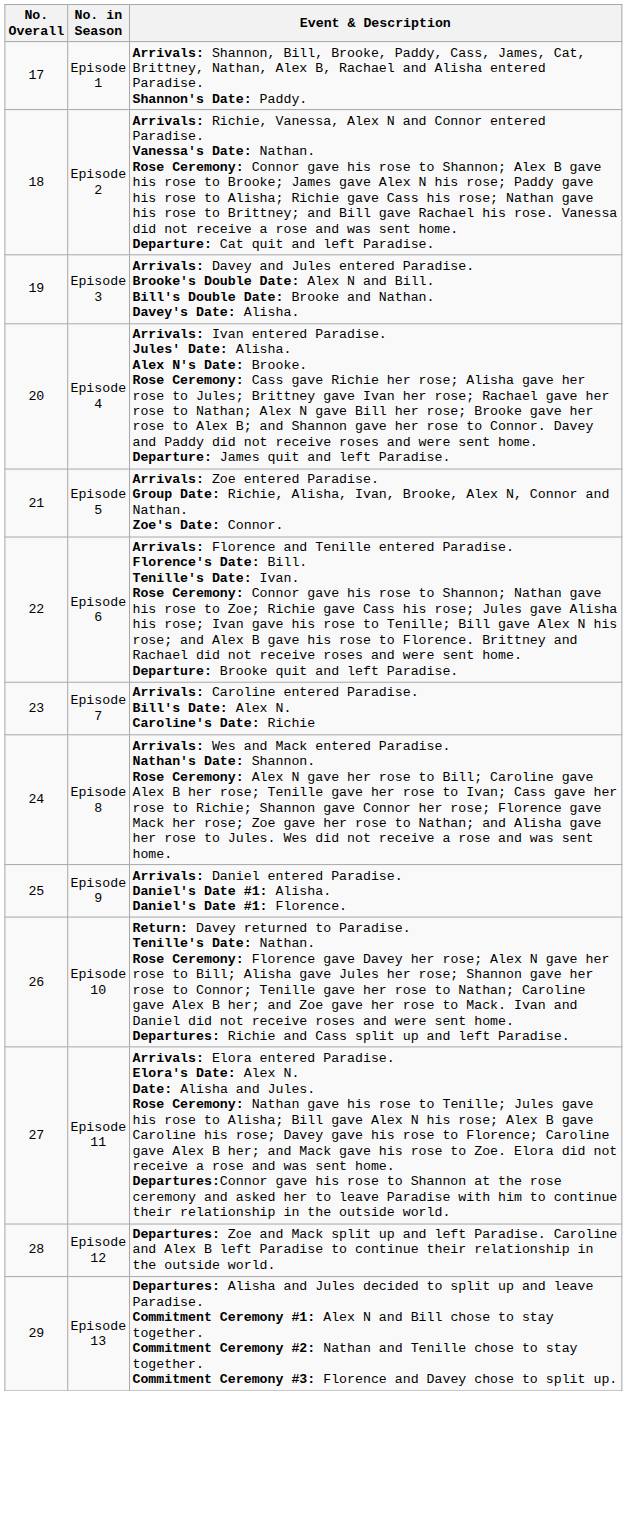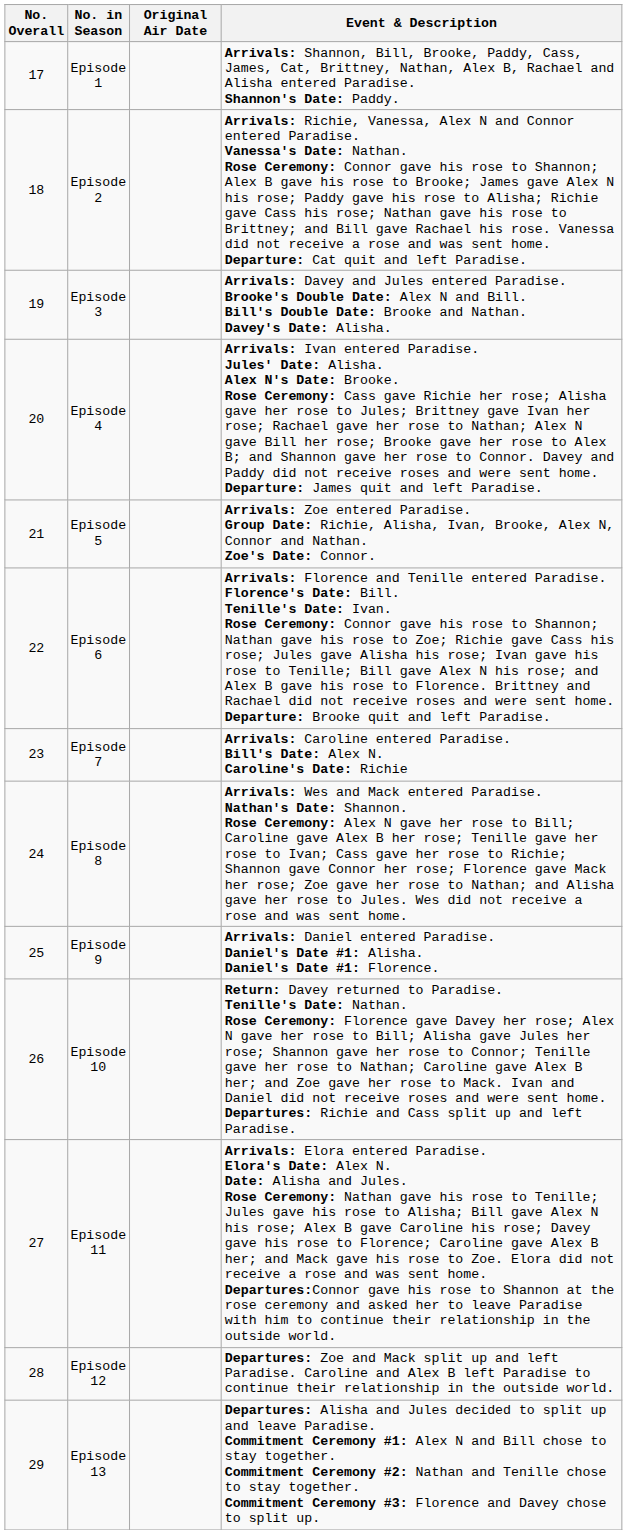+ column: (175, 23)
